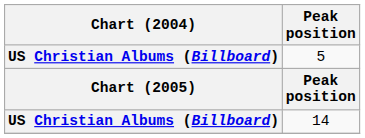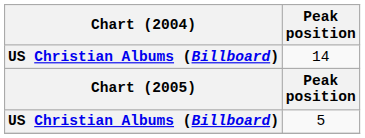rows swapped: (321, 57) <-> (321, 121)
